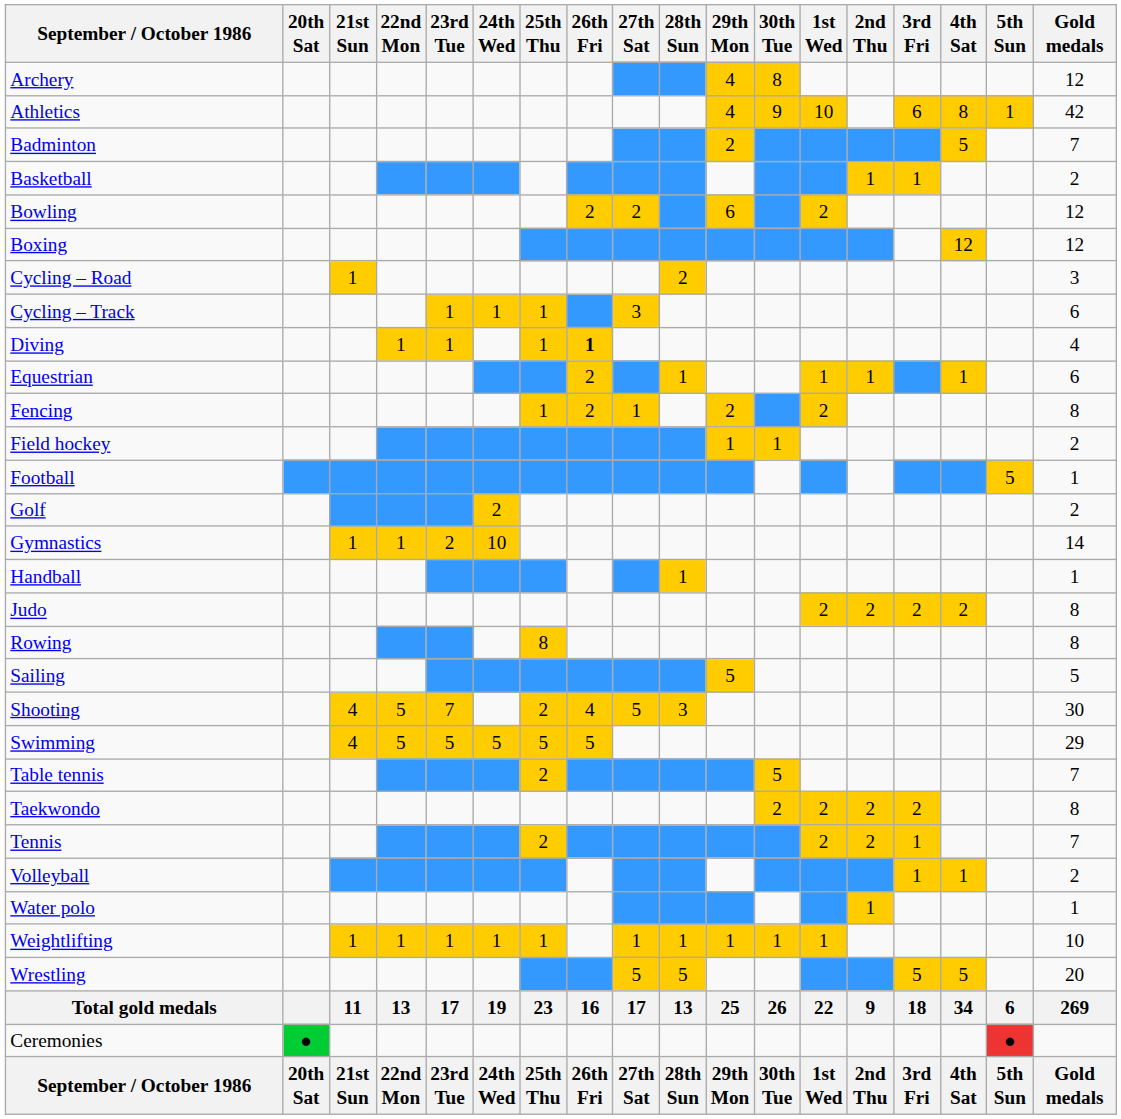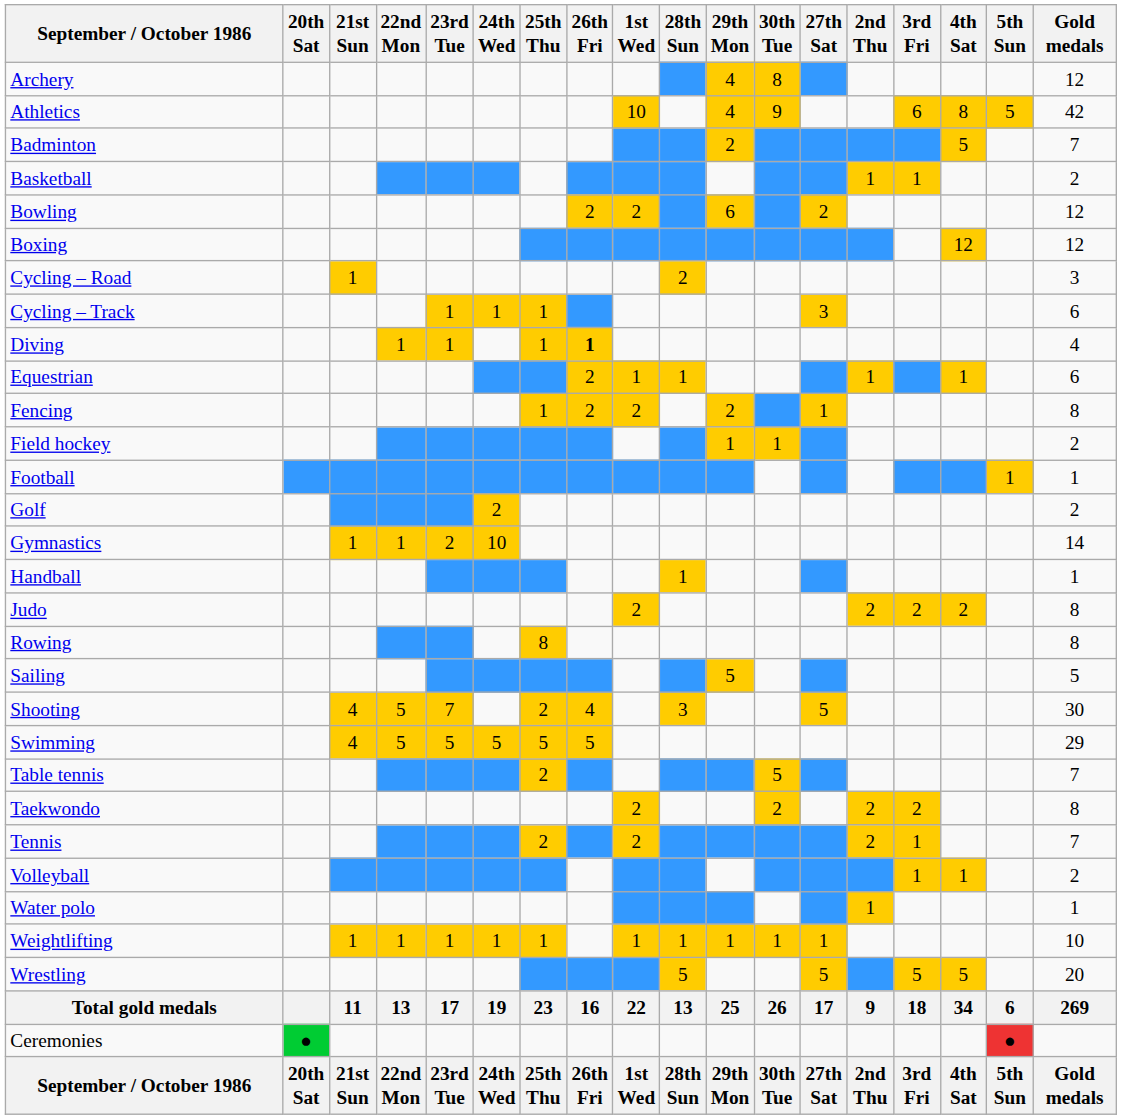columns swapped: (636, 33) <-> (824, 33)
(1010, 112) 1 -> (1010, 112) 5
(1010, 477) 5 -> (1010, 477) 1
